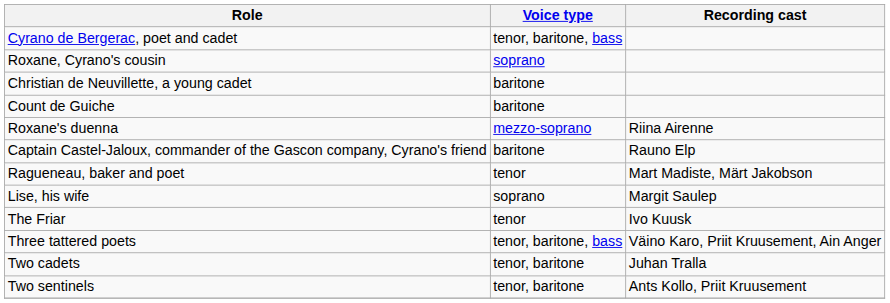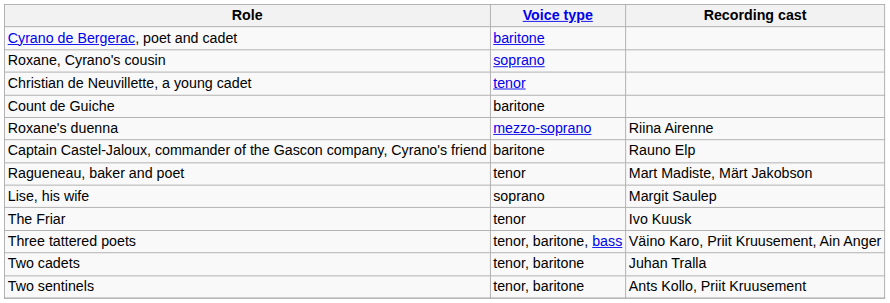(558, 38) tenor, baritone, bass -> (519, 38) baritone
(519, 83) baritone -> (509, 83) tenor
